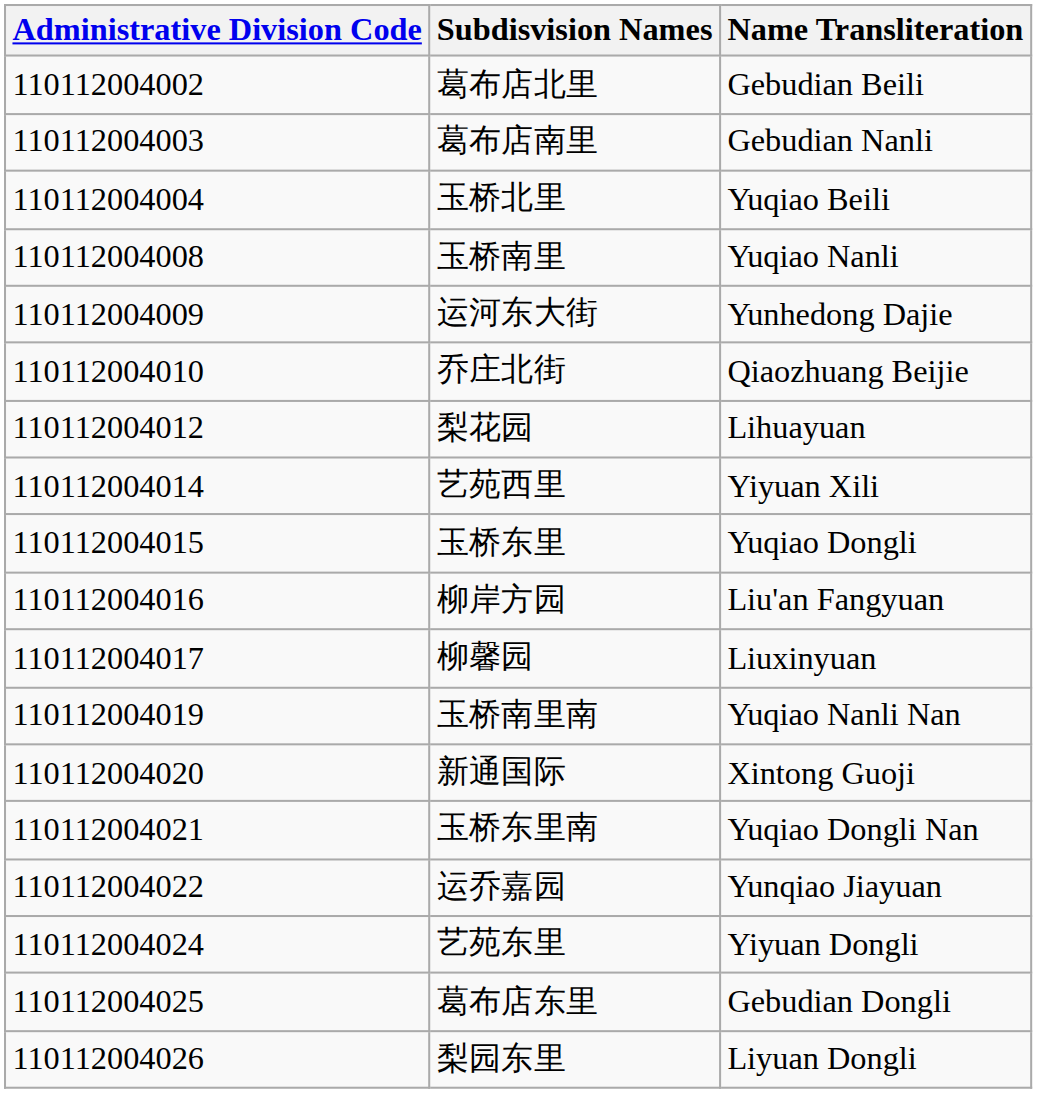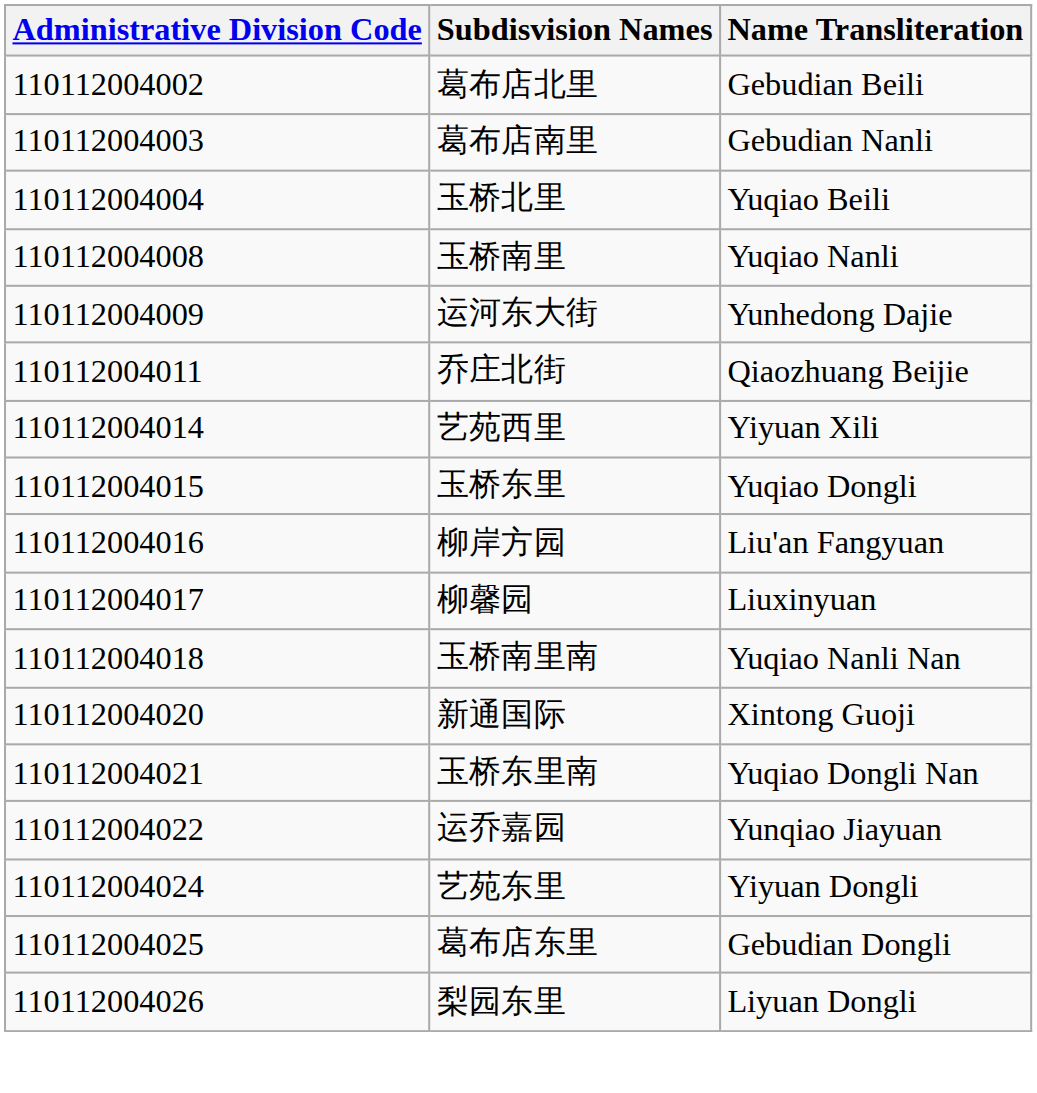(108, 371) 110112004010 -> (108, 371) 110112004011
- row: (485, 427)
(108, 714) 110112004019 -> (108, 657) 110112004018
